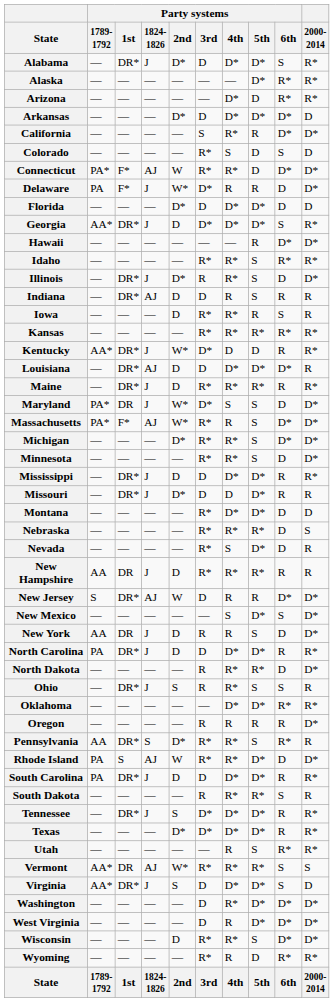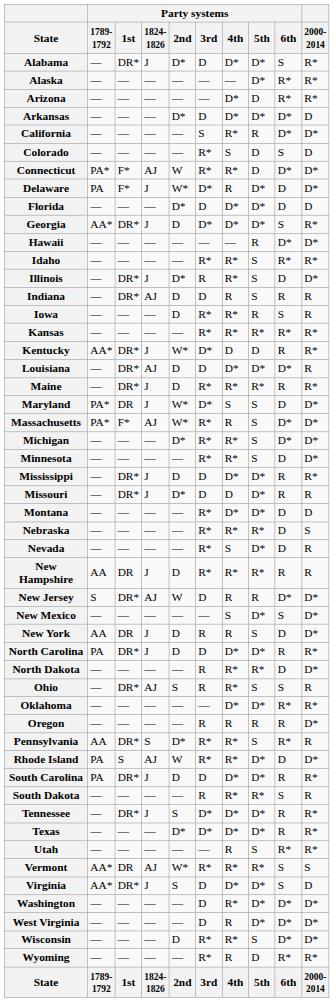(255, 188) R -> (258, 188) D*
(147, 687) J -> (151, 687) AJ
